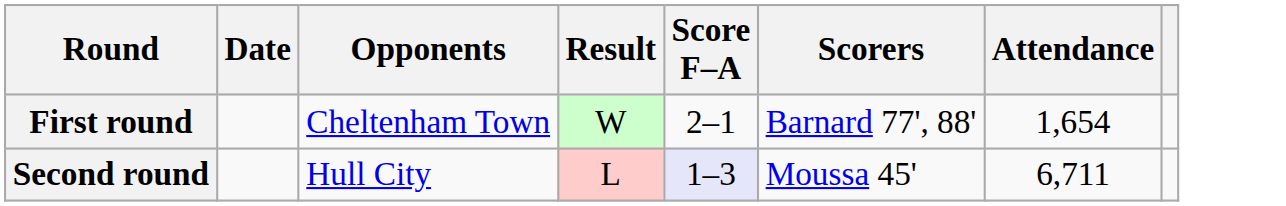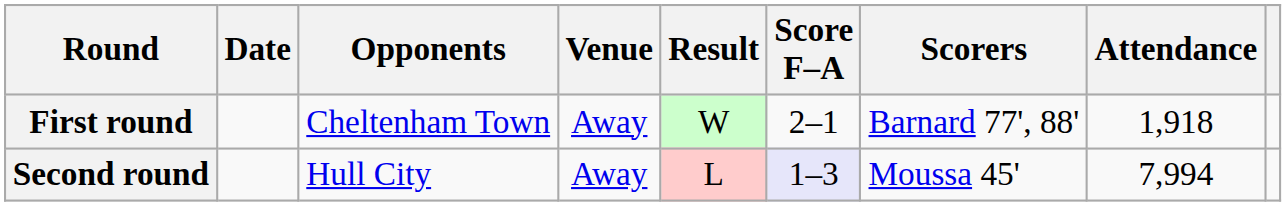+ column: (609, 49)
(1073, 121) 1,654 -> (1176, 121) 1,918
(1073, 173) 6,711 -> (1176, 173) 7,994
